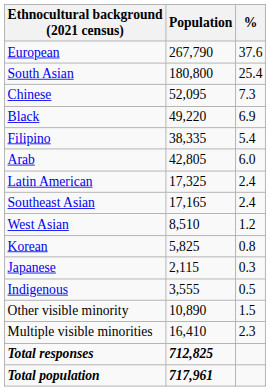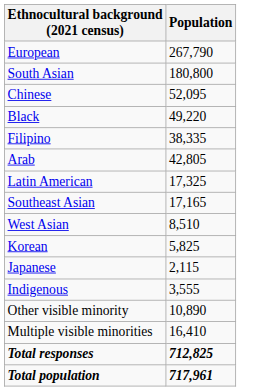- column: (251, 22)
